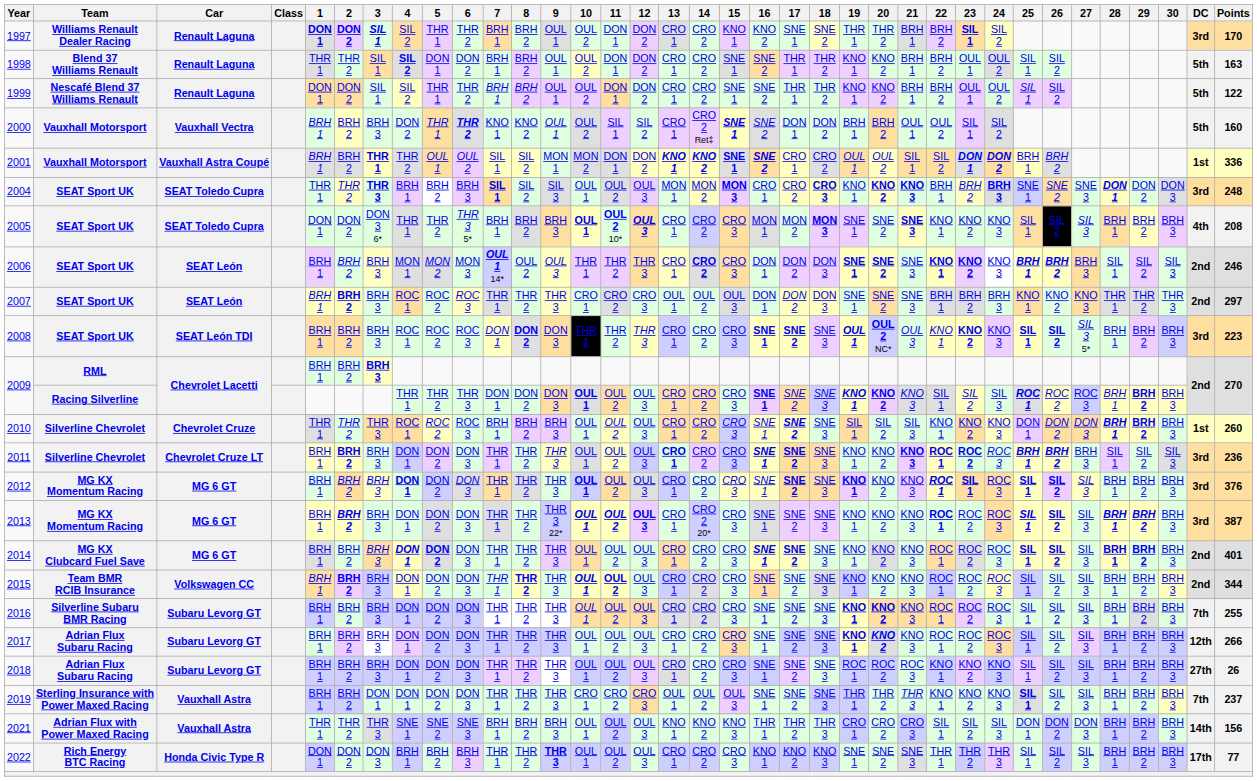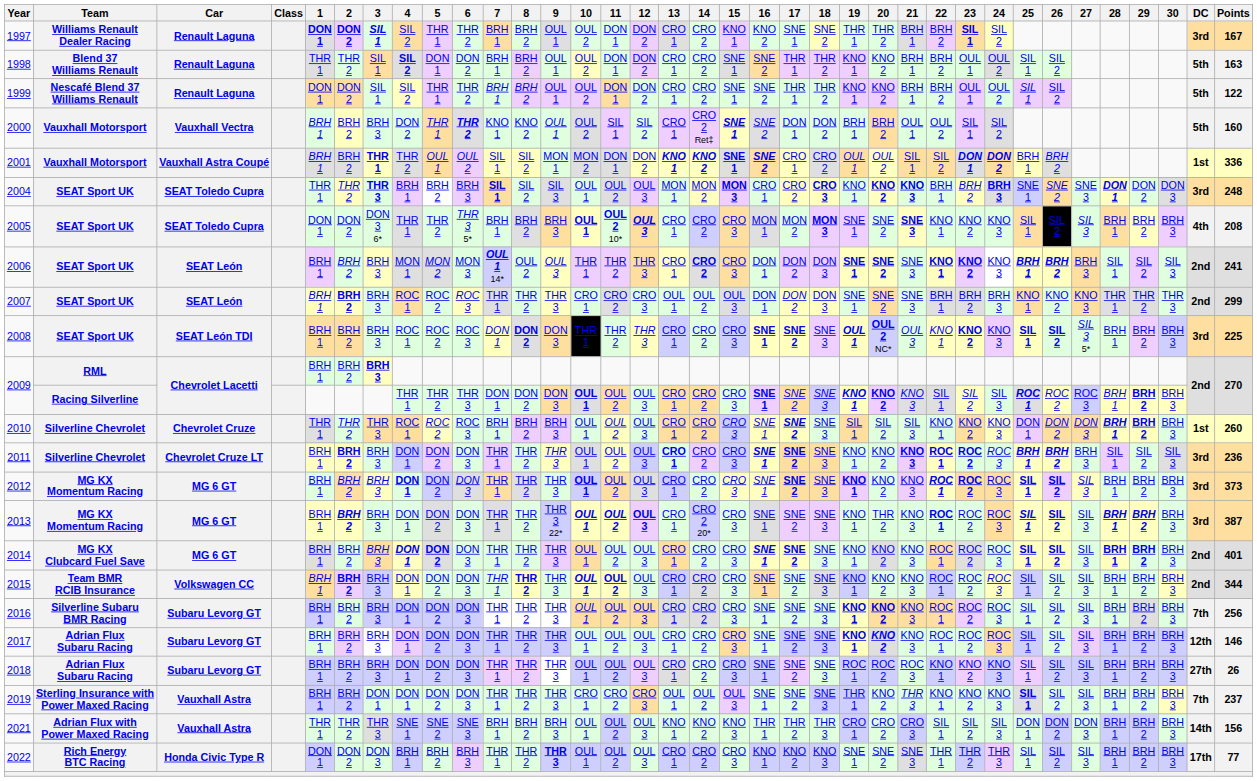(1233, 35) 170 -> (1233, 35) 167
(1233, 266) 246 -> (1233, 266) 241
(1233, 301) 297 -> (1233, 301) 299
(1233, 336) 223 -> (1233, 336) 225
(970, 486) SIL 1 -> (970, 486) ROC 2
(1233, 486) 376 -> (1233, 486) 373
(883, 520) KNO 2 -> (883, 520) THR 2
(1233, 613) 255 -> (1233, 613) 256
(1233, 641) 266 -> (1233, 641) 146
(883, 699) THR 2 -> (883, 699) KNO 2
